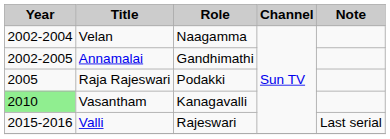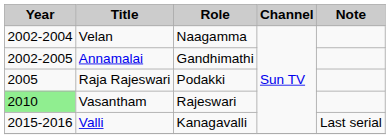(212, 101) Kanagavalli -> (206, 101) Rajeswari
(206, 123) Rajeswari -> (212, 123) Kanagavalli
